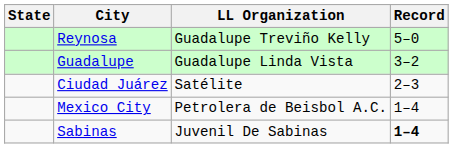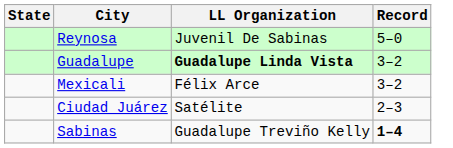(272, 39) Guadalupe Treviño Kelly -> (251, 39) Juvenil De Sabinas
(264, 62) normal -> (264, 62) bold
+ row: (91, 85)
- row: (104, 108)
(251, 132) Juvenil De Sabinas -> (272, 132) Guadalupe Treviño Kelly
